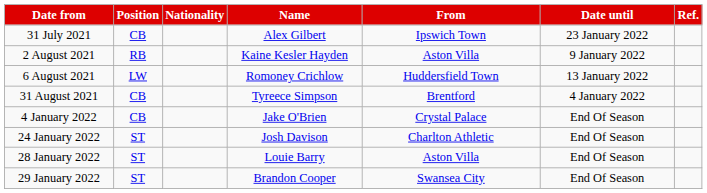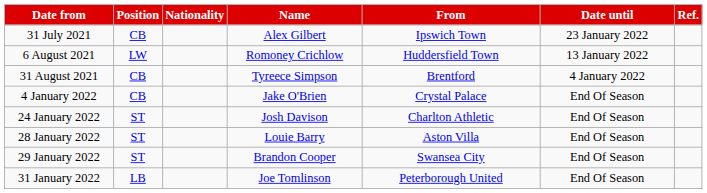- row: (59, 55)
+ row: (59, 178)
